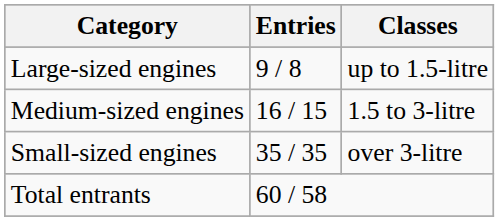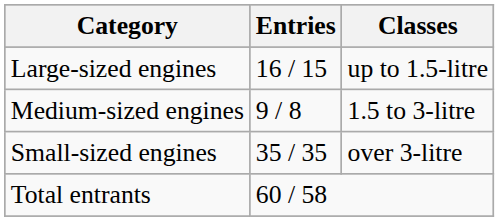(279, 68) 9 / 8 -> (291, 68) 16 / 15
(291, 110) 16 / 15 -> (279, 110) 9 / 8
